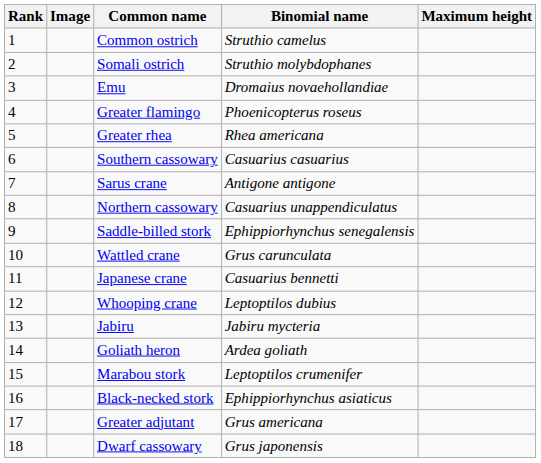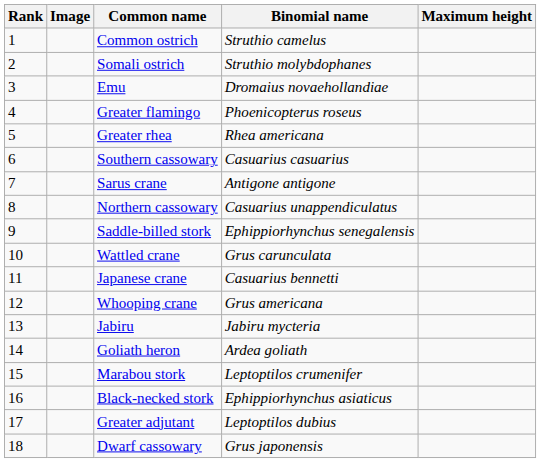(280, 302) Leptoptilos dubius -> (274, 302) Grus americana
(274, 421) Grus americana -> (280, 421) Leptoptilos dubius
